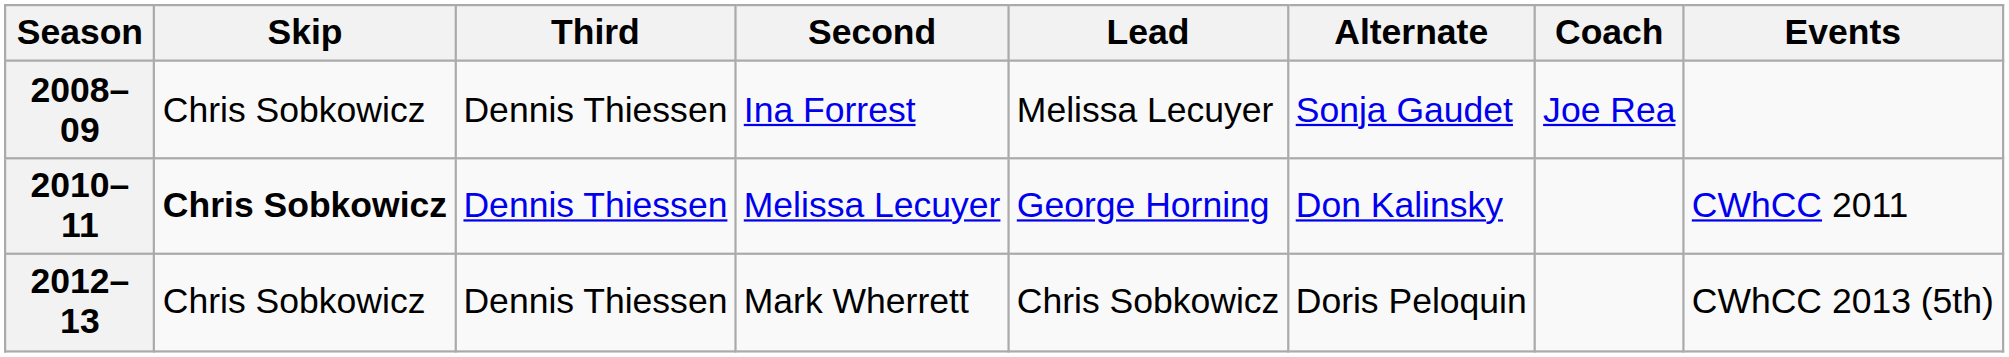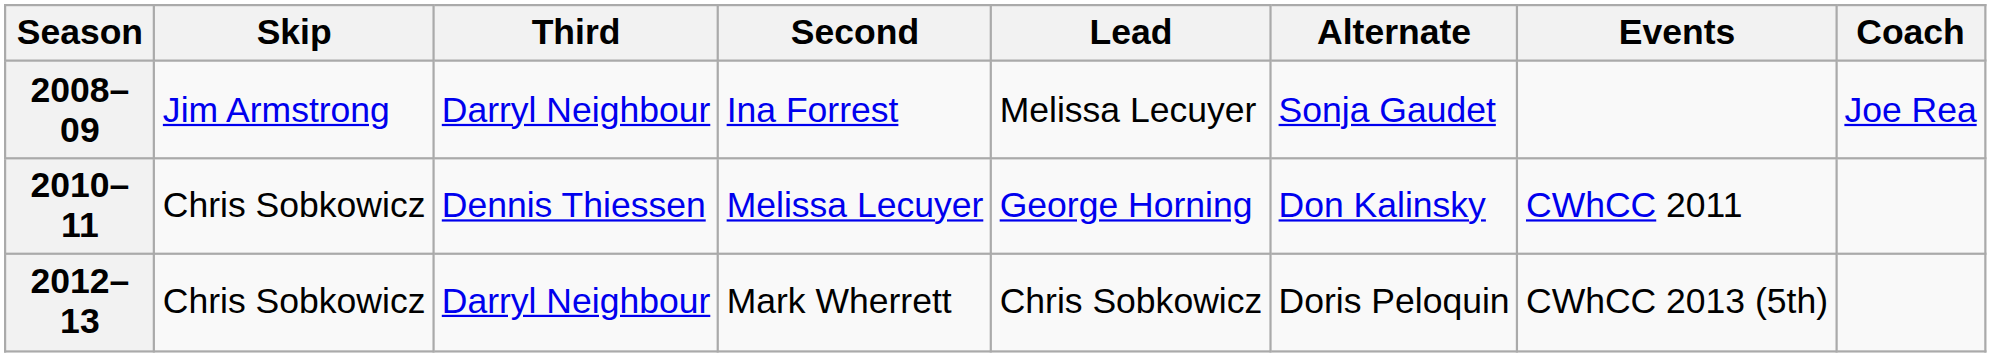columns swapped: (1609, 32) <-> (1843, 32)
(294, 108) Chris Sobkowicz -> (276, 108) Jim Armstrong
(595, 108) Dennis Thiessen -> (576, 108) Darryl Neighbour
(305, 205) bold -> (294, 205) normal
(595, 301) Dennis Thiessen -> (576, 301) Darryl Neighbour
